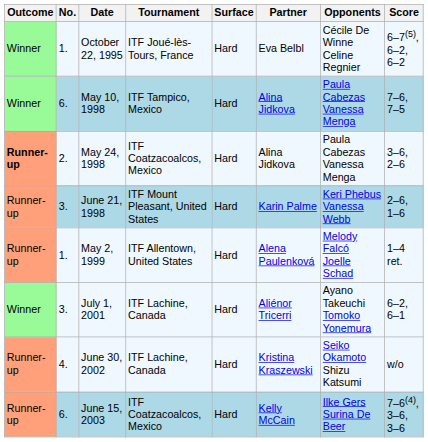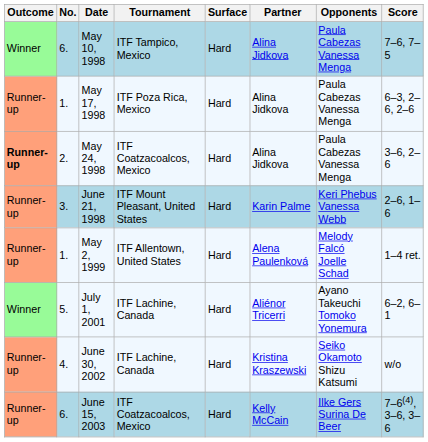- row: (102, 48)
+ row: (93, 103)
(63, 309) 3. -> (64, 309) 5.
